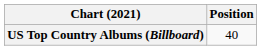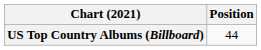(232, 34) 40 -> (232, 34) 44
